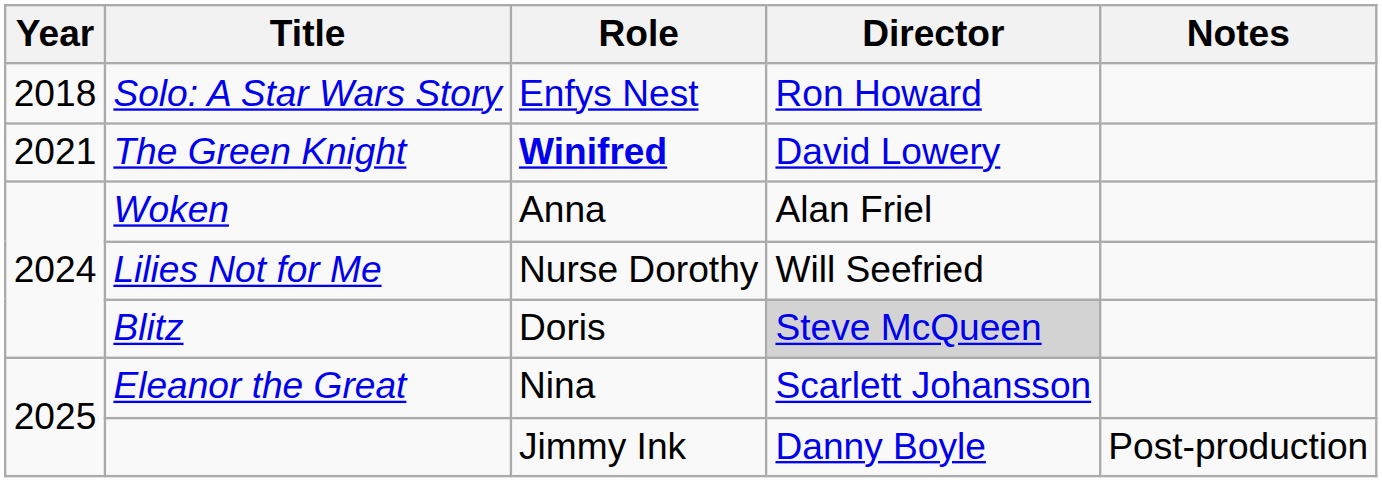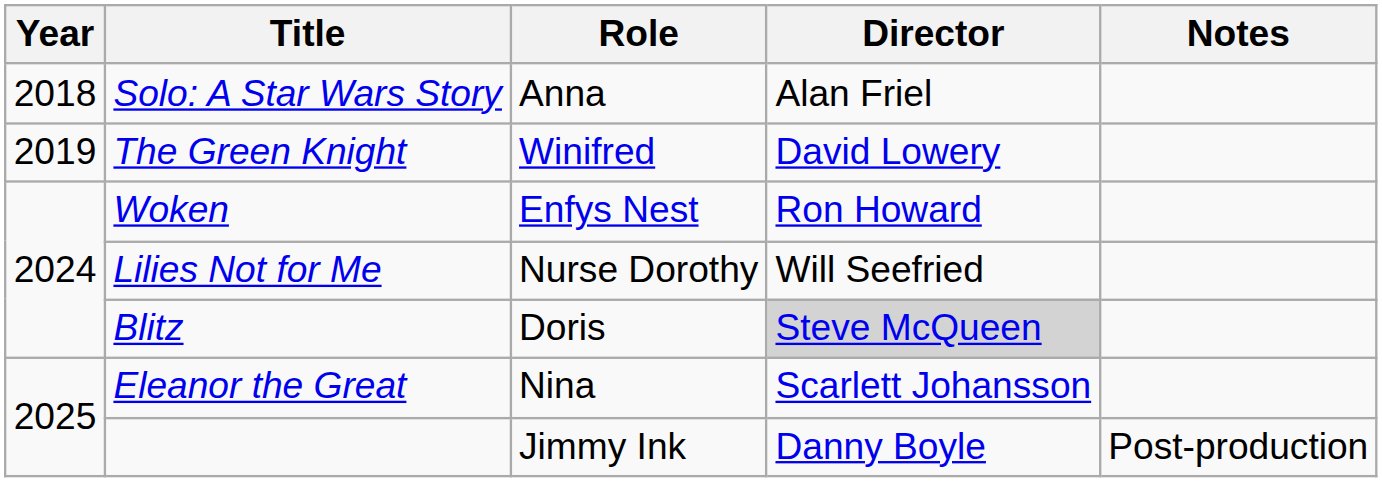(609, 92) Enfys Nest -> (562, 92) Anna
(879, 92) Ron Howard -> (854, 92) Alan Friel
(55, 151) 2021 -> (55, 151) 2019
(593, 151) bold -> (587, 151) normal
(562, 210) Anna -> (609, 210) Enfys Nest
(854, 210) Alan Friel -> (879, 210) Ron Howard
